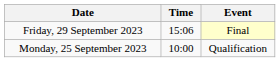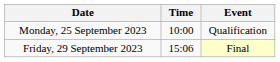rows swapped: (83, 48) <-> (83, 30)
